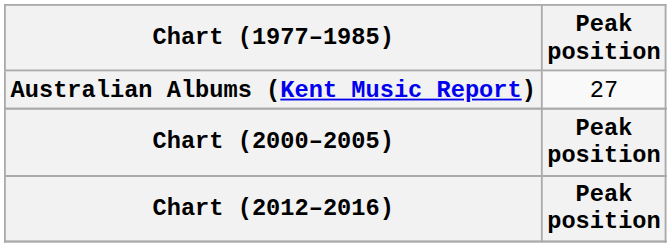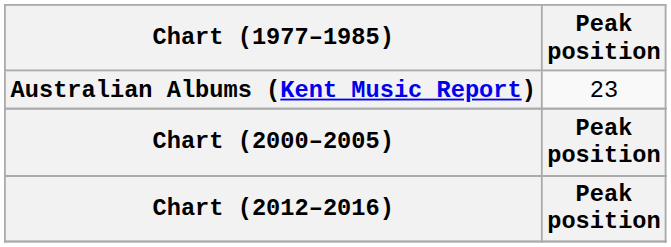(604, 90) 27 -> (604, 90) 23
